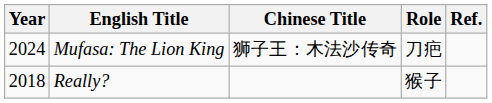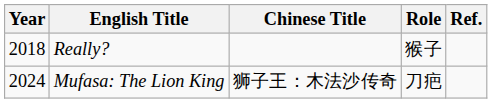rows swapped: (139, 49) <-> (82, 81)
